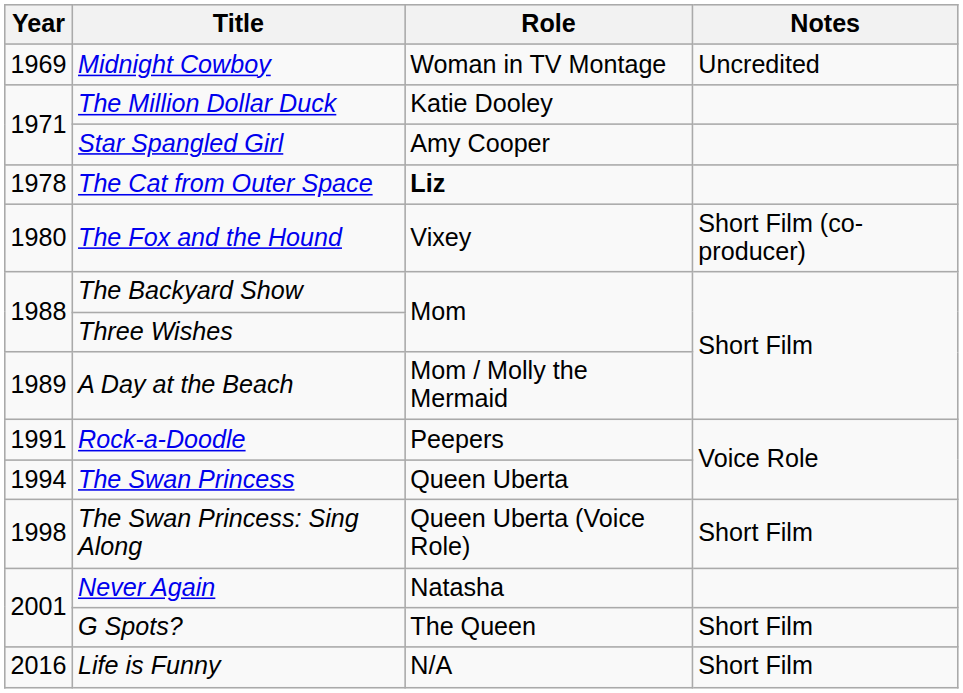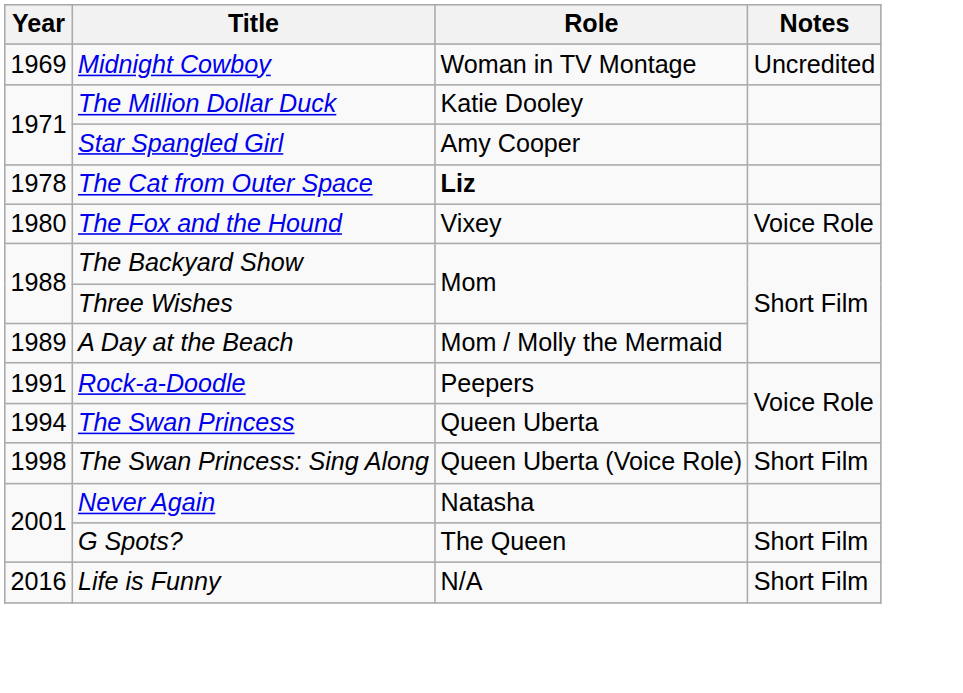(781, 237) Short Film (co-producer) -> (814, 223) Voice Role
